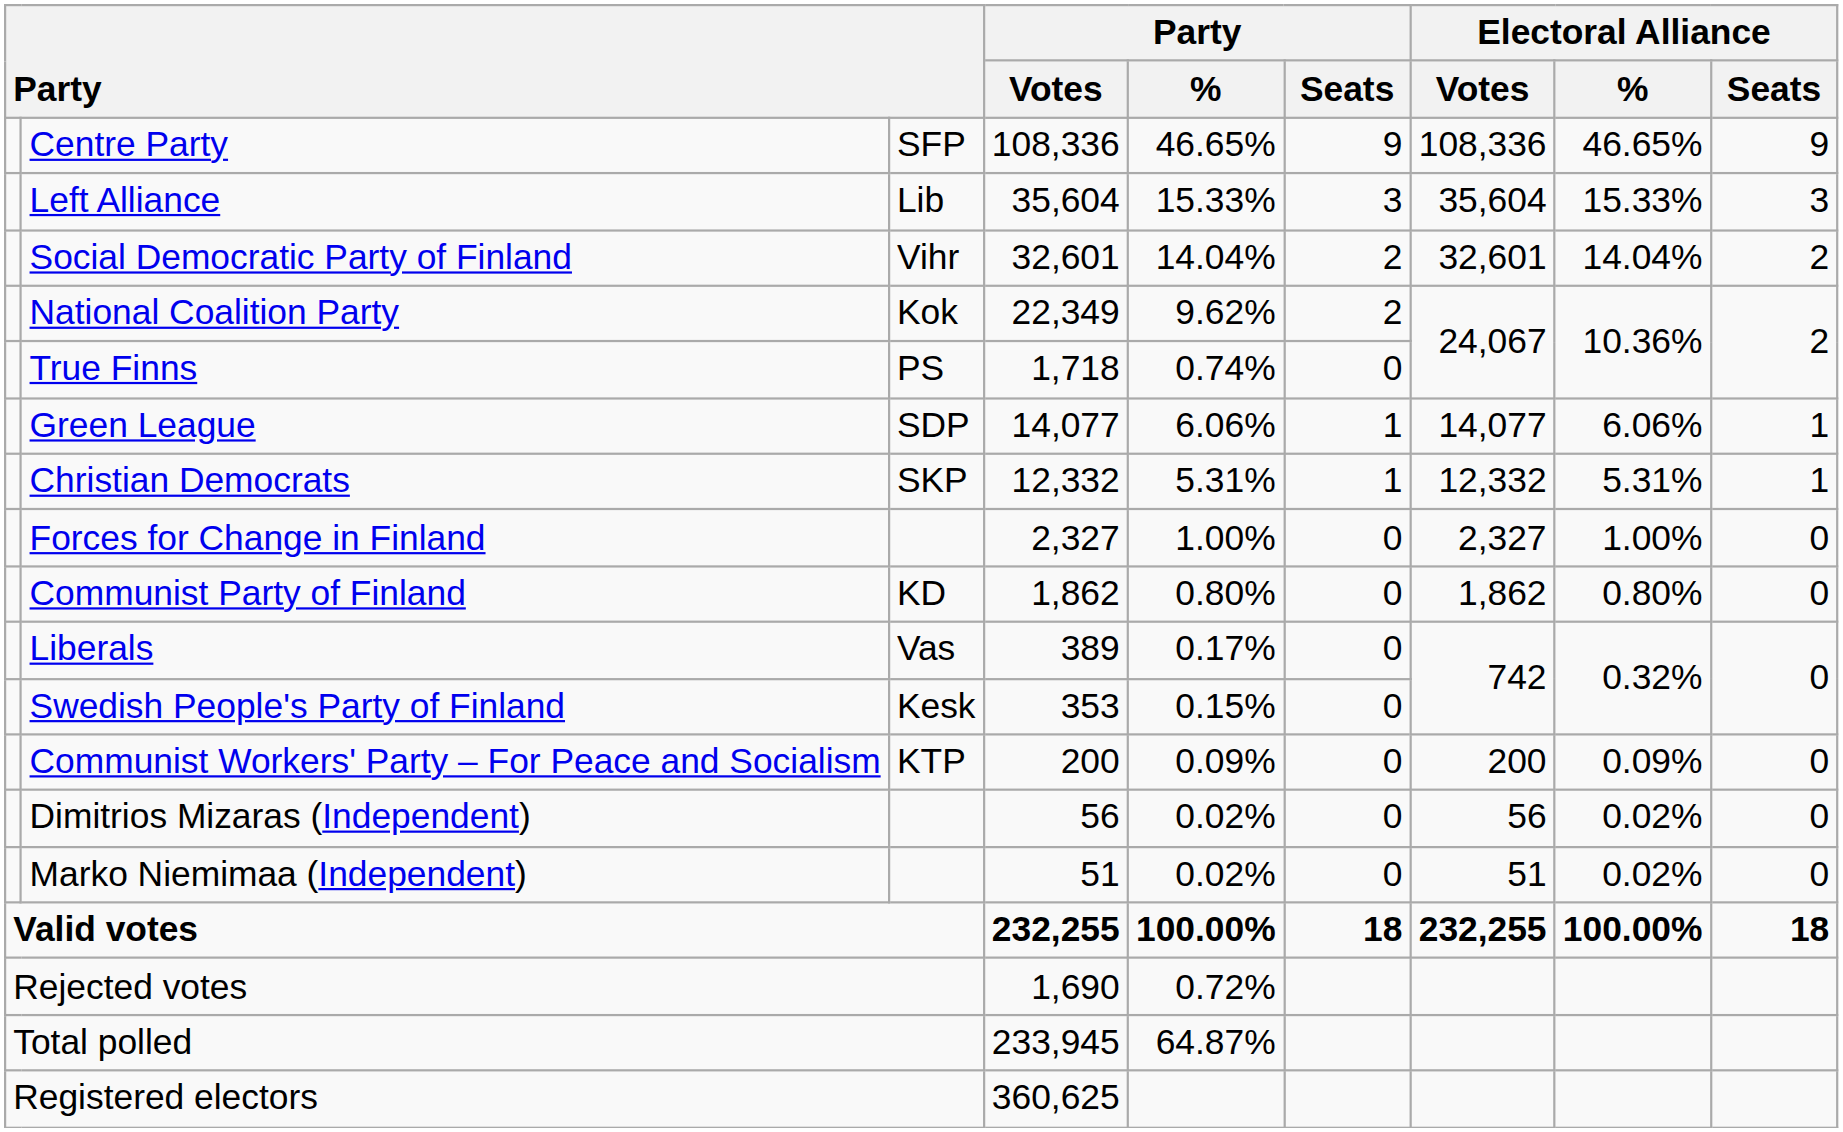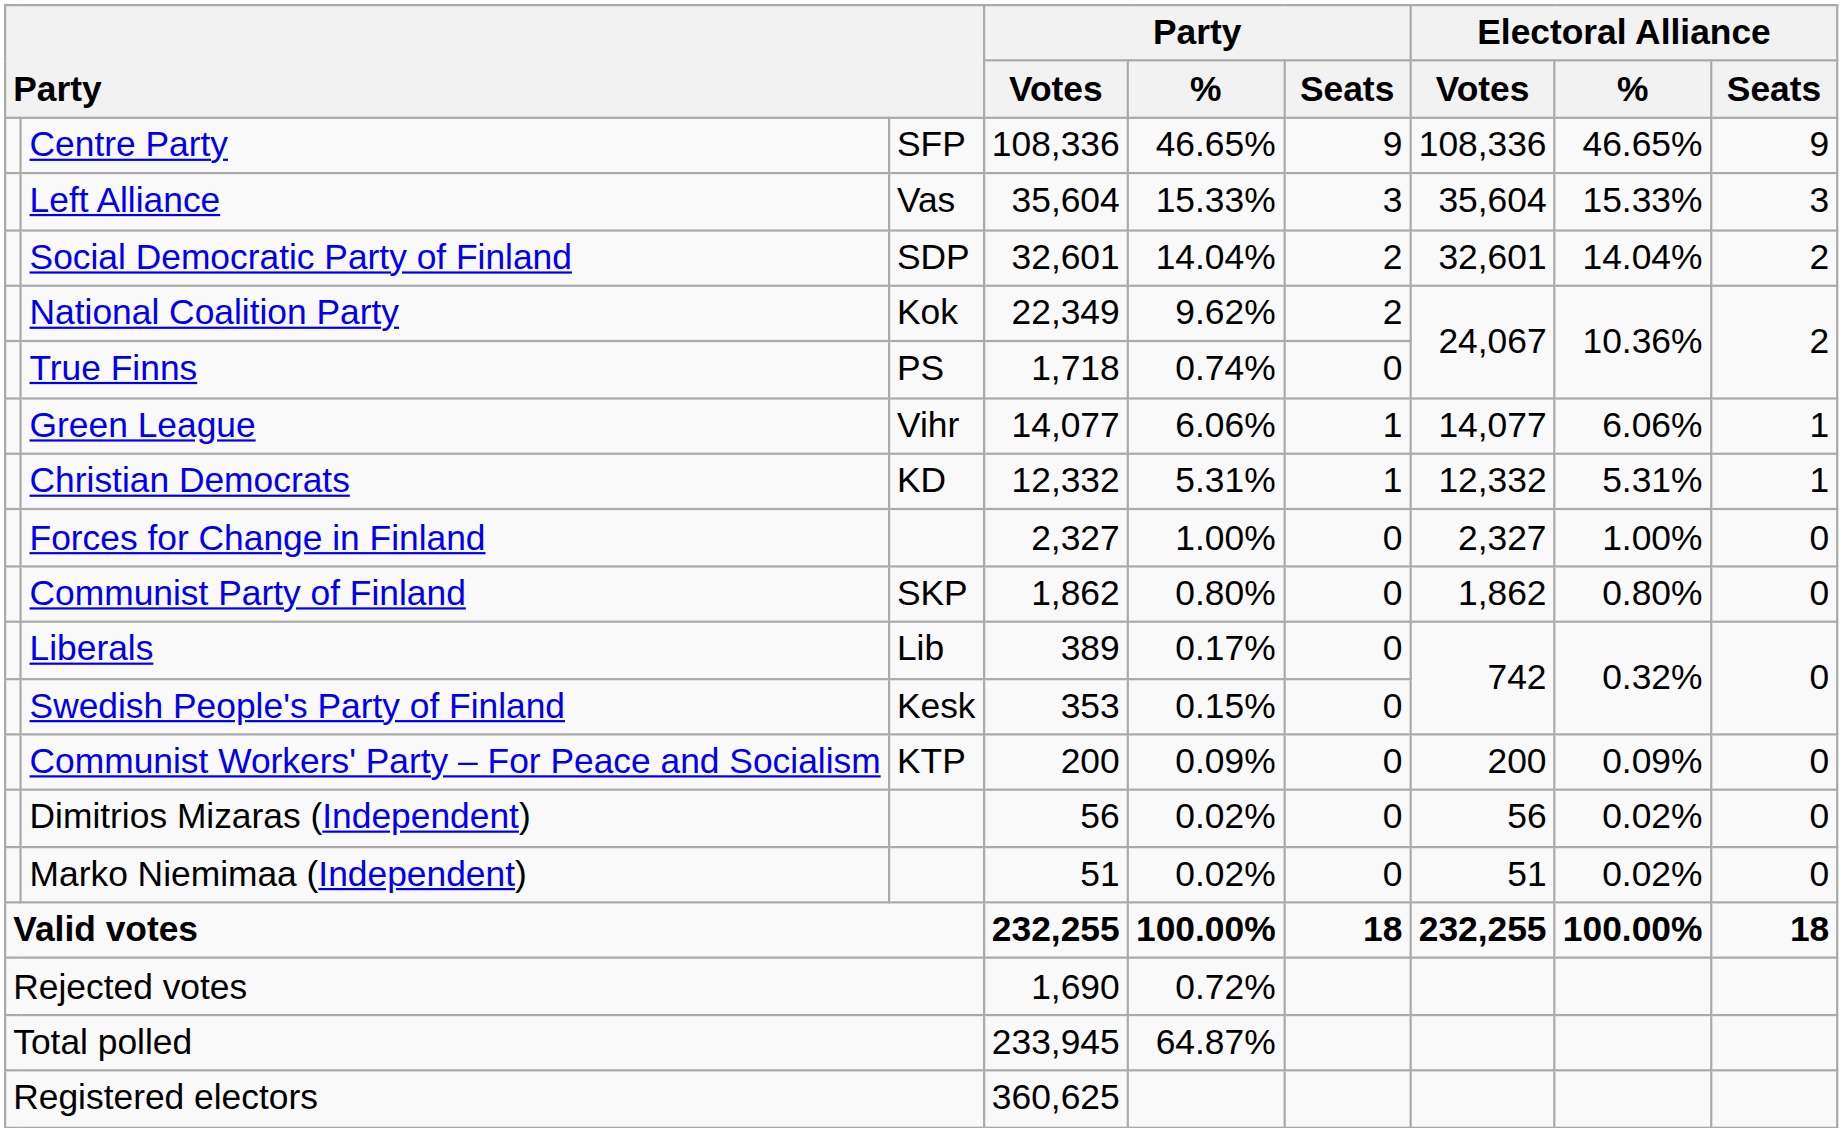(921, 200) Lib -> (926, 200) Vas
(928, 256) Vihr -> (933, 256) SDP
(933, 425) SDP -> (928, 425) Vihr
(932, 481) SKP -> (922, 481) KD
(922, 593) KD -> (932, 593) SKP
(926, 649) Vas -> (921, 649) Lib
